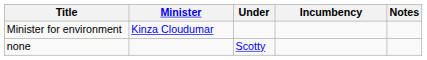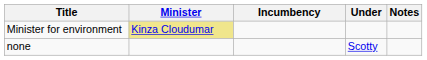columns swapped: (331, 13) <-> (254, 13)
(172, 30) no background -> (172, 30) khaki background
